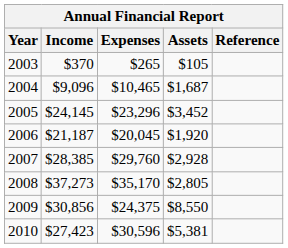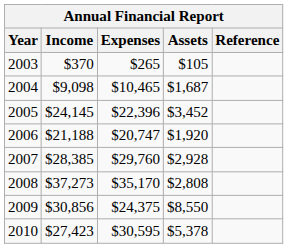(73, 88) $9,096 -> (73, 88) $9,098
(136, 111) $23,296 -> (136, 111) $22,396
(69, 135) $21,187 -> (69, 135) $21,188
(136, 135) $20,045 -> (136, 135) $20,747
(188, 183) $2,805 -> (188, 183) $2,808
(136, 231) $30,596 -> (136, 231) $30,595
(188, 231) $5,381 -> (188, 231) $5,378
